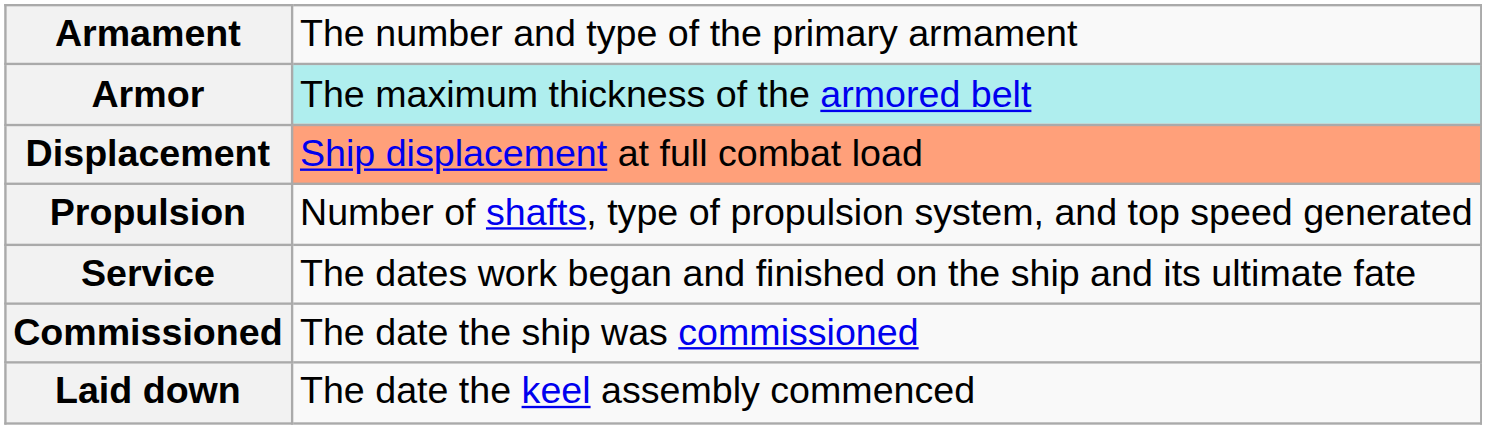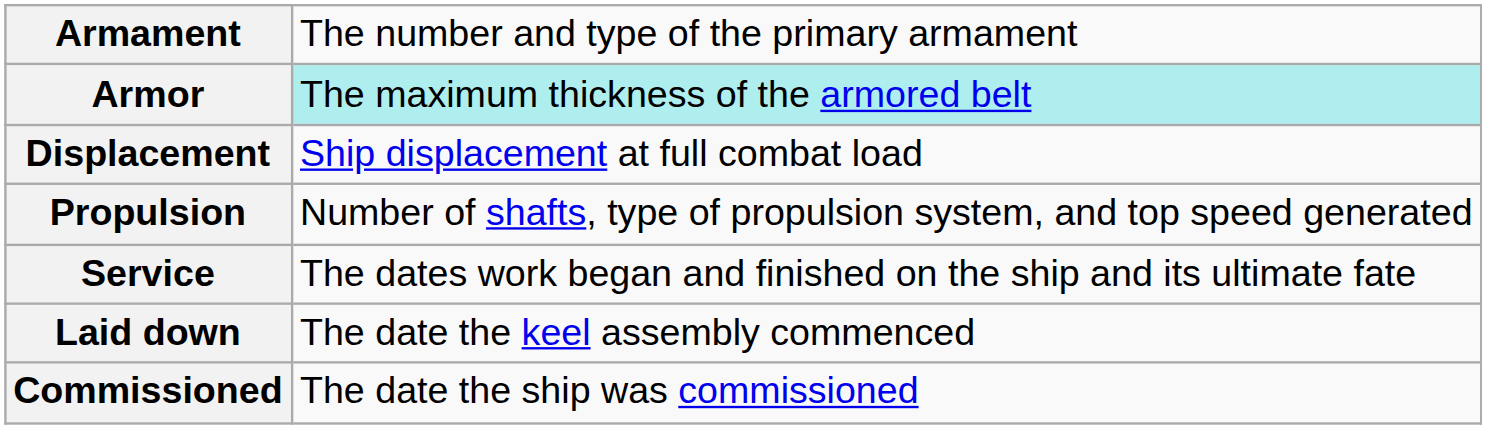(611, 153) lightsalmon background -> (611, 153) no background
rows swapped: (148, 392) <-> (148, 332)
